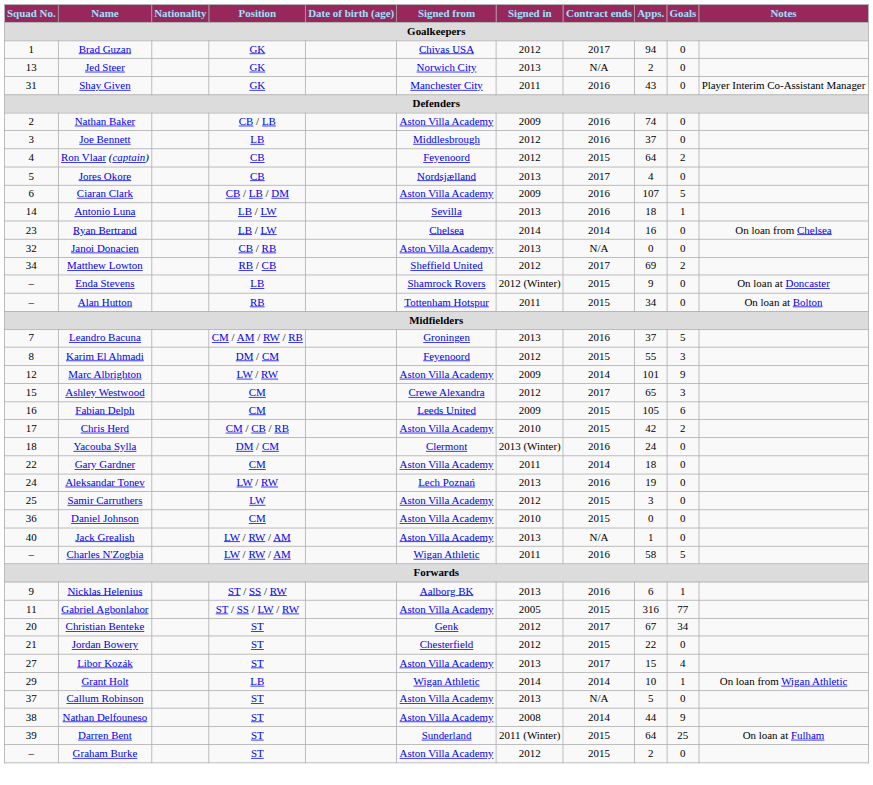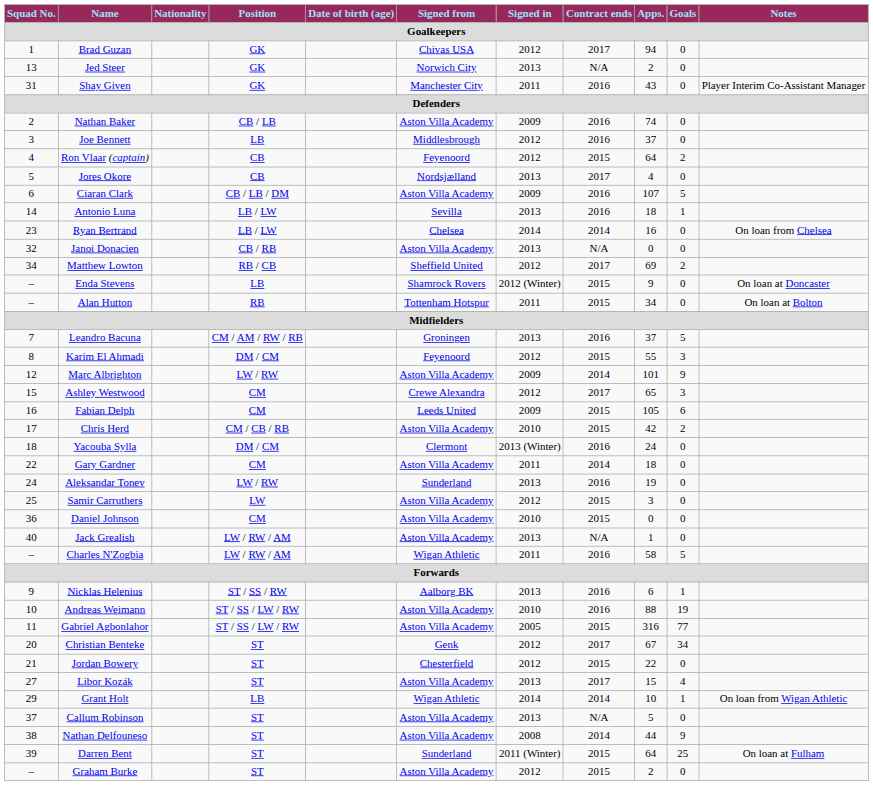(447, 483) Lech Poznań -> (447, 483) Sunderland
+ row: (105, 609)
